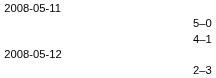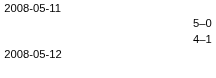- row: (202, 70)
